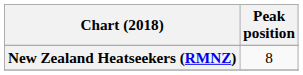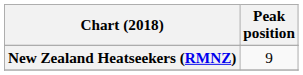(269, 57) 8 -> (269, 57) 9
